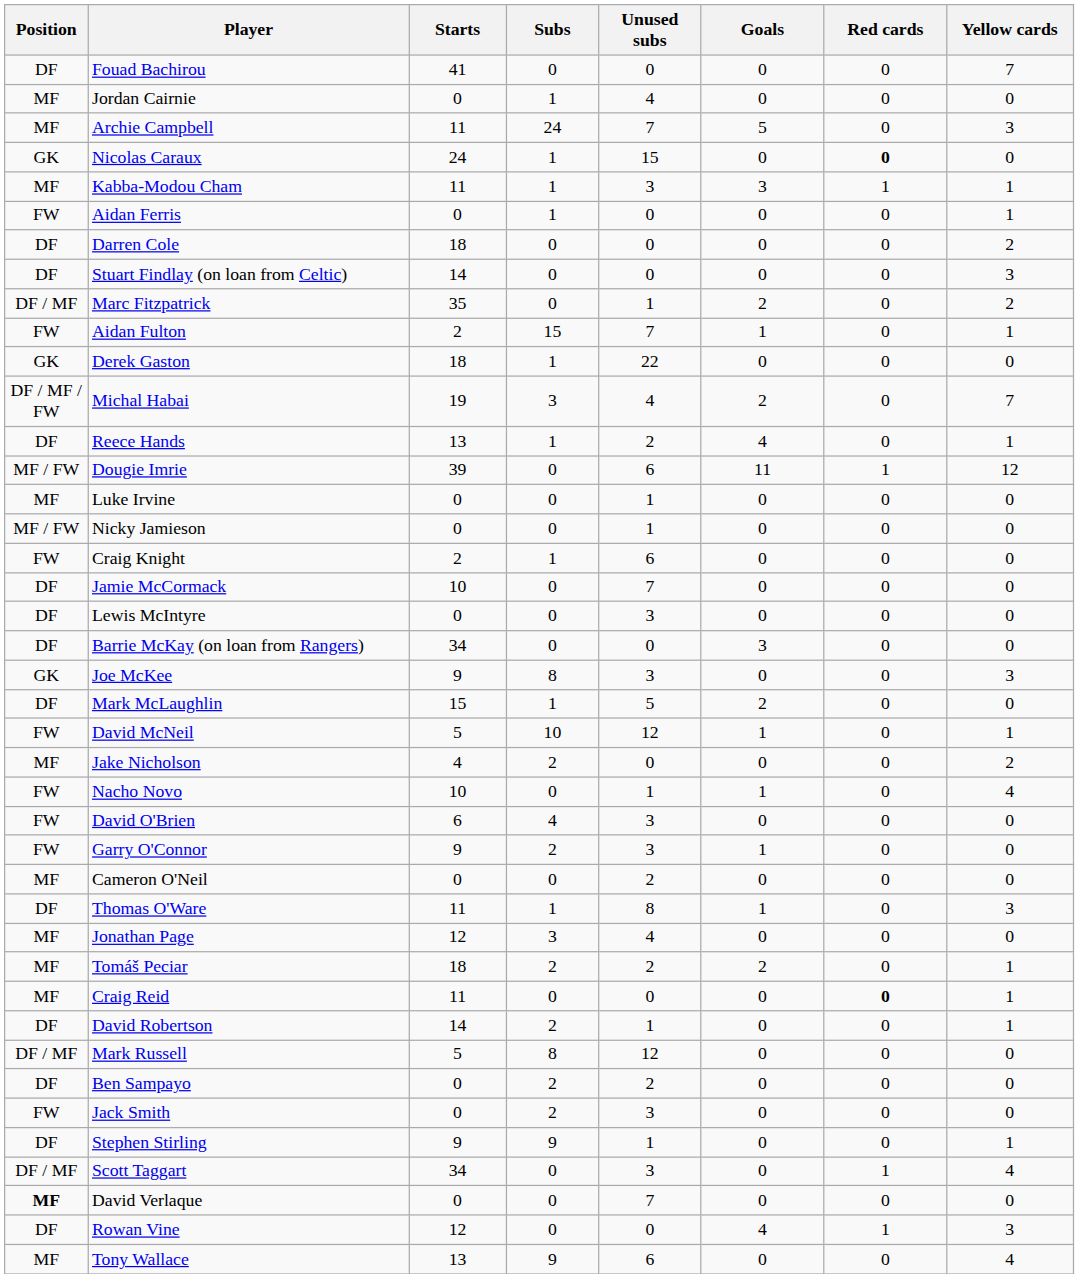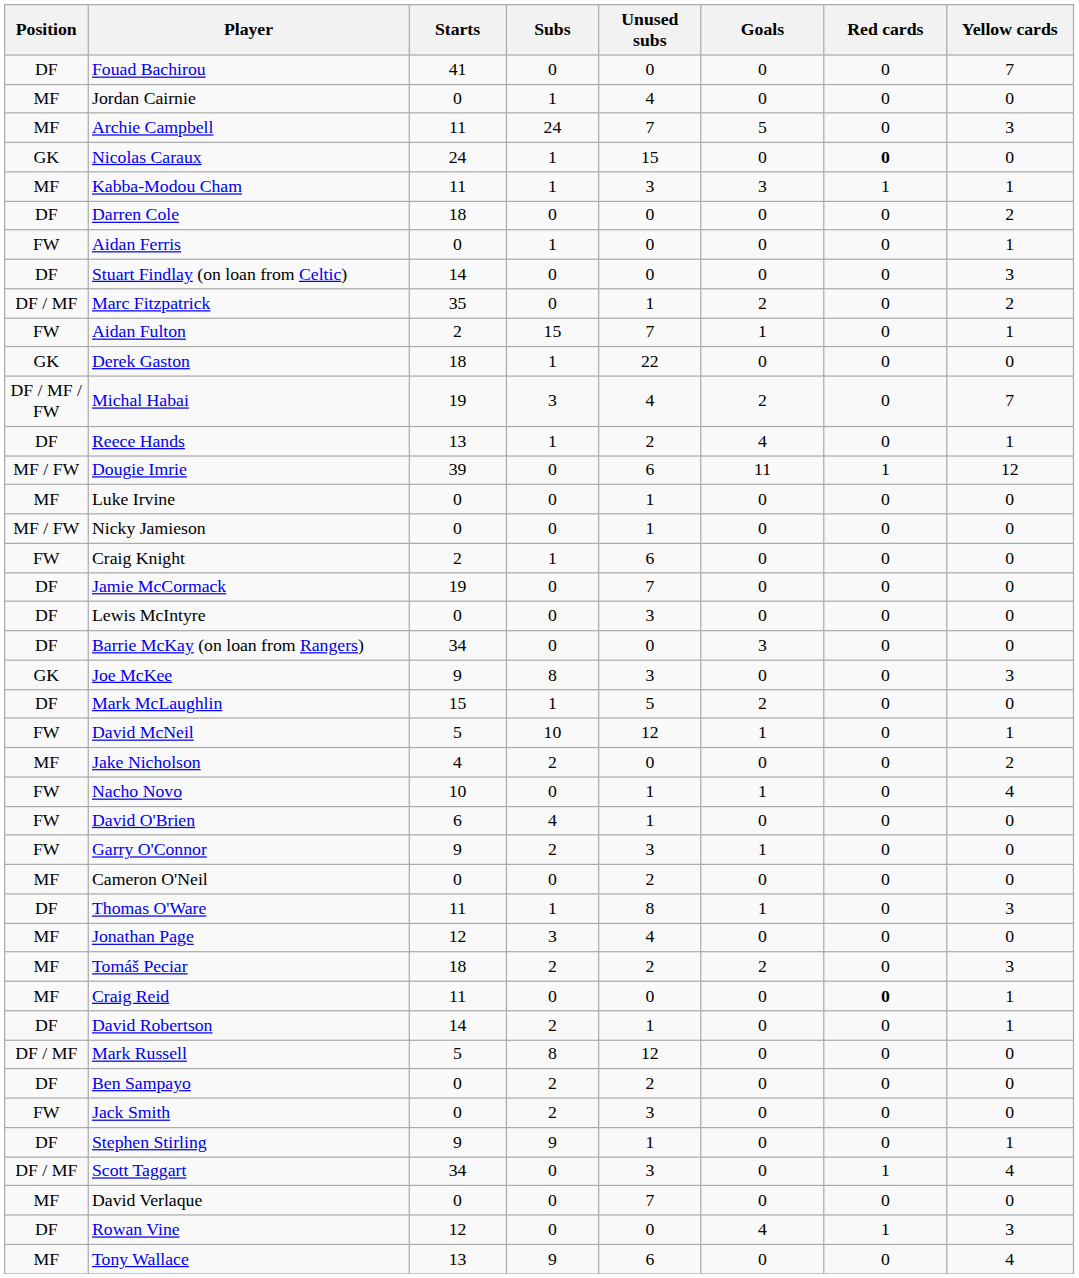rows swapped: (136, 244) <-> (137, 215)
(458, 587) 10 -> (458, 587) 19
(650, 820) 3 -> (650, 820) 1
(1010, 966) 1 -> (1010, 966) 3
(46, 1200) bold -> (46, 1200) normal
